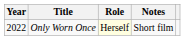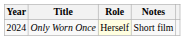(16, 27) 2022 -> (16, 27) 2024
